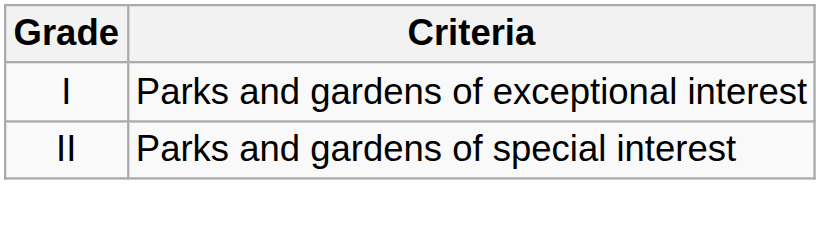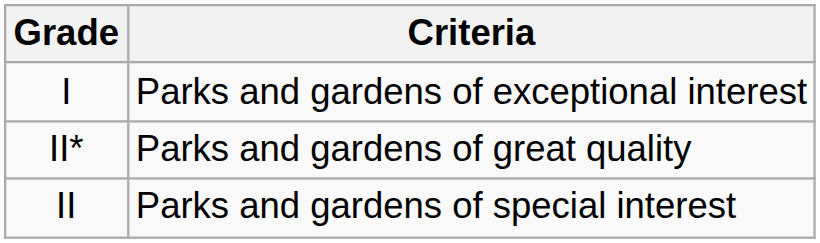+ row: (66, 149)
